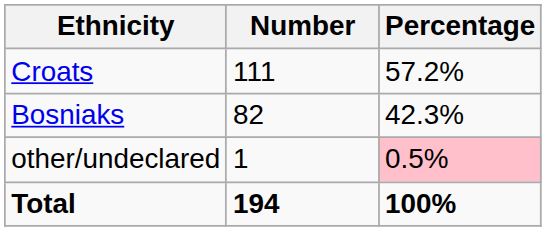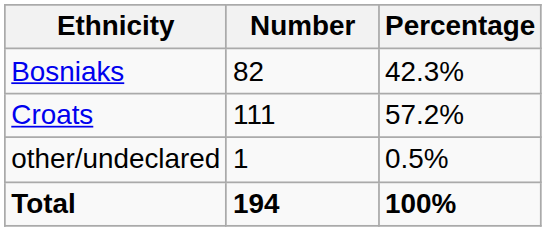rows swapped: (52, 70) <-> (68, 114)
(417, 159) pink background -> (417, 159) no background
